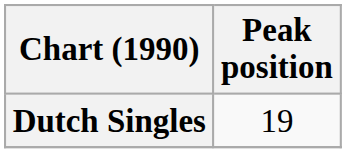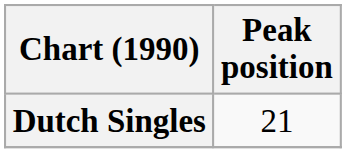(277, 119) 19 -> (277, 119) 21
